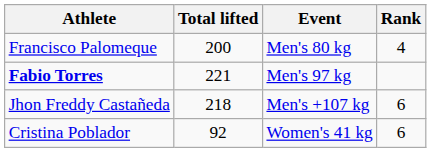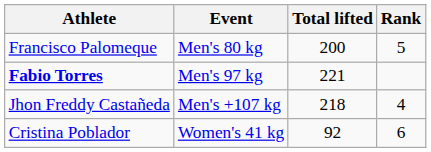columns swapped: (320, 19) <-> (218, 19)
(401, 47) 4 -> (401, 47) 5
(401, 104) 6 -> (401, 104) 4
